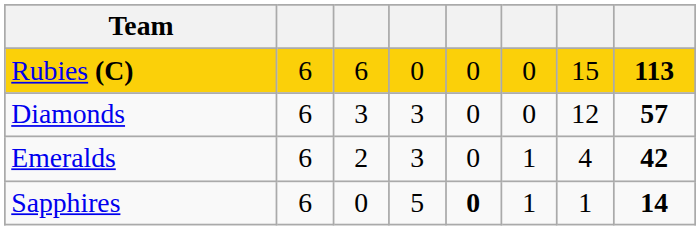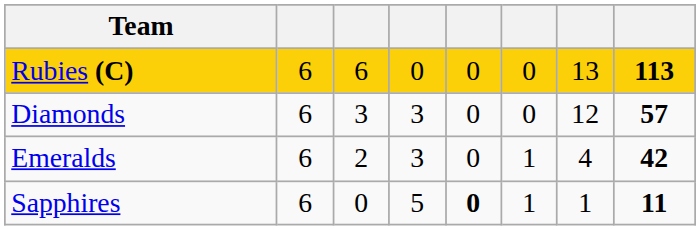(585, 70) 15 -> (585, 70) 13
(654, 202) 14 -> (654, 202) 11
